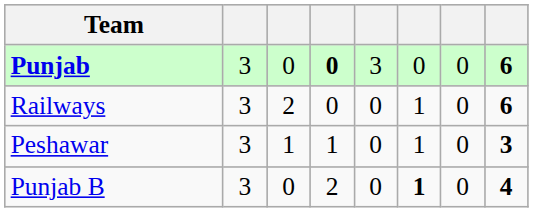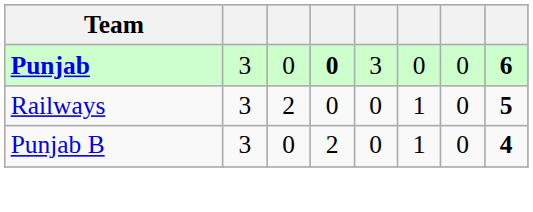(506, 105) 6 -> (506, 105) 5
- row: (59, 145)
(419, 186) bold -> (419, 145) normal
